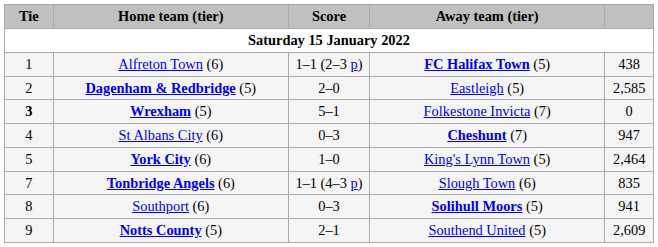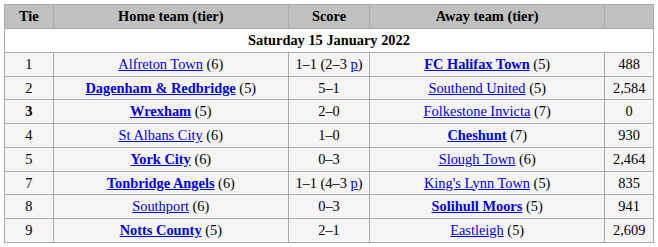(629, 64) 438 -> (629, 64) 488
(329, 88) 2–0 -> (329, 88) 5–1
(487, 88) Eastleigh (5) -> (487, 88) Southend United (5)
(629, 88) 2,585 -> (629, 88) 2,584
(329, 111) 5–1 -> (329, 111) 2–0
(329, 135) 0–3 -> (329, 135) 1–0
(629, 135) 947 -> (629, 135) 930
(329, 159) 1–0 -> (329, 159) 0–3
(487, 159) King's Lynn Town (5) -> (487, 159) Slough Town (6)
(487, 183) Slough Town (6) -> (487, 183) King's Lynn Town (5)
(487, 230) Southend United (5) -> (487, 230) Eastleigh (5)
